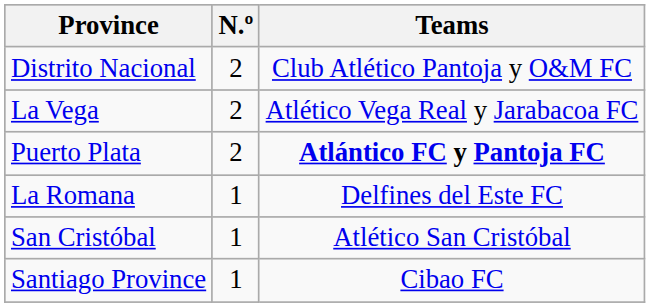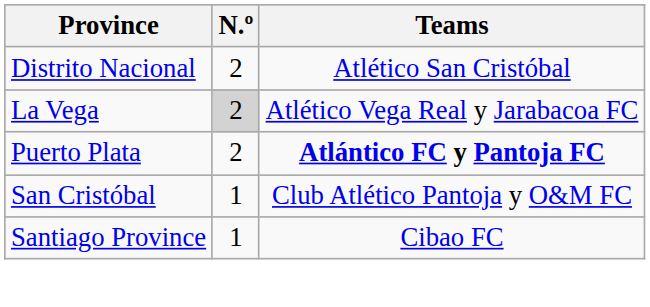(452, 68) Club Atlético Pantoja y O&M FC -> (452, 68) Atlético San Cristóbal
(236, 110) no background -> (236, 110) lightgrey background
- row: (73, 195)
(452, 237) Atlético San Cristóbal -> (452, 195) Club Atlético Pantoja y O&M FC
